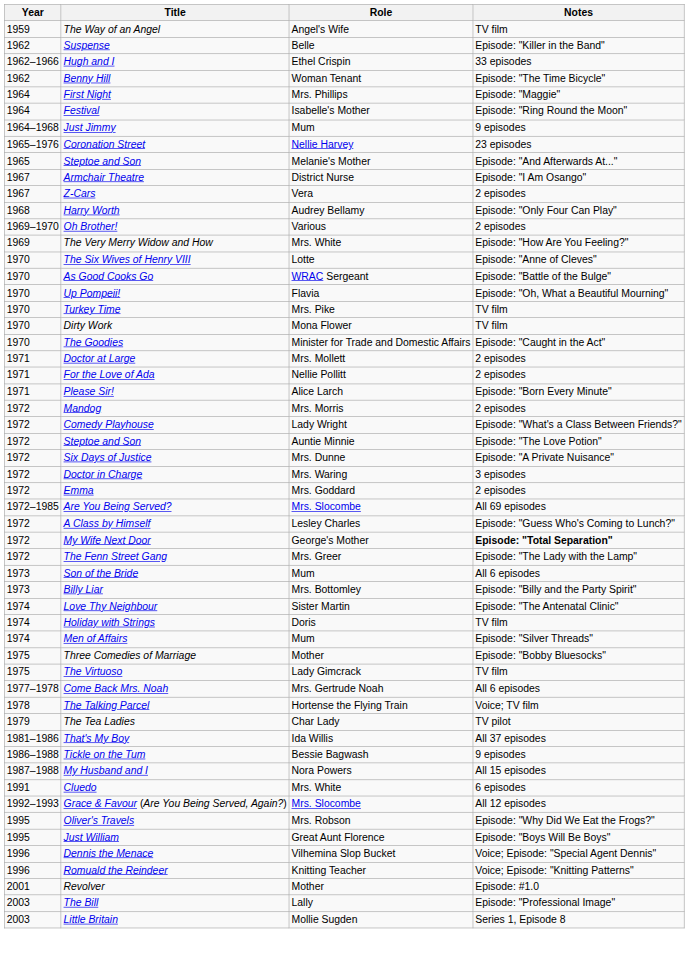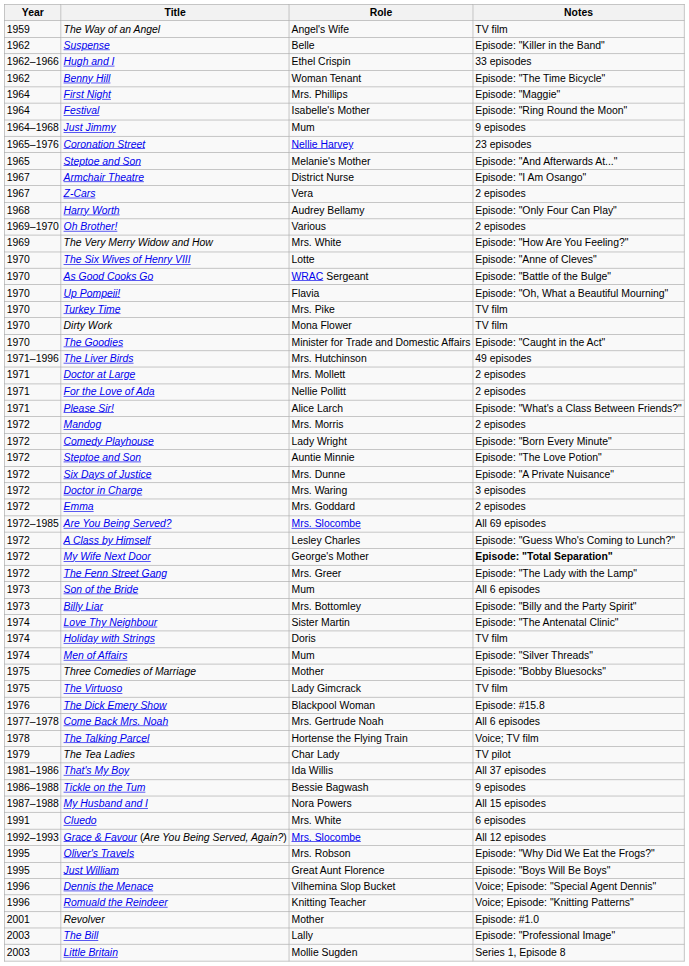+ row: (99, 359)
(543, 392) Episode: "Born Every Minute" -> (579, 408) Episode: "What's a Class Between Friends?"
(579, 425) Episode: "What's a Class Between Friends?" -> (543, 441) Episode: "Born Every Minute"
+ row: (115, 705)
